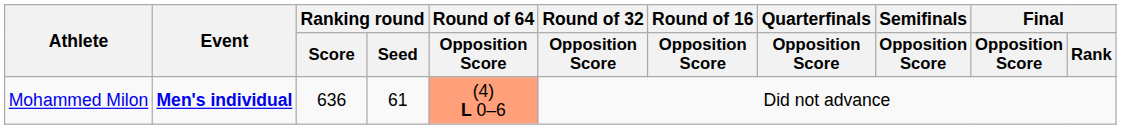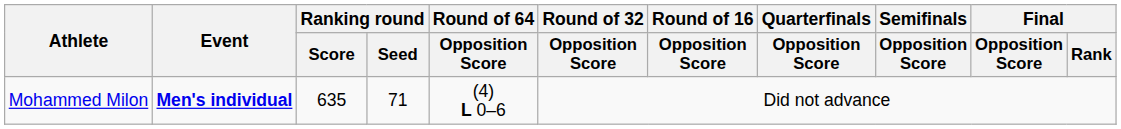(332, 101) 636 -> (332, 101) 635
(398, 101) 61 -> (398, 101) 71
(483, 101) lightsalmon background -> (483, 101) no background
